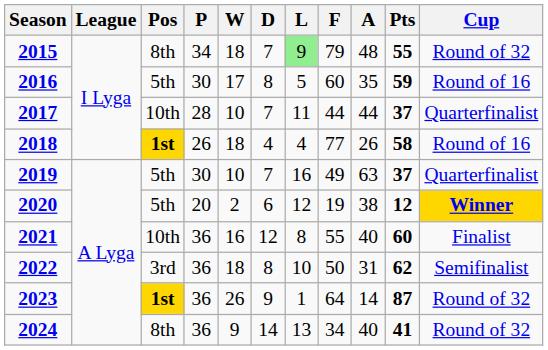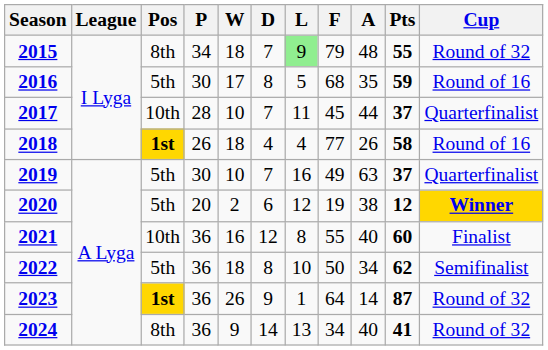(335, 81) 60 -> (335, 81) 68
(335, 112) 44 -> (335, 112) 45
(163, 267) 3rd -> (163, 267) 5th
(368, 267) 31 -> (368, 267) 34
